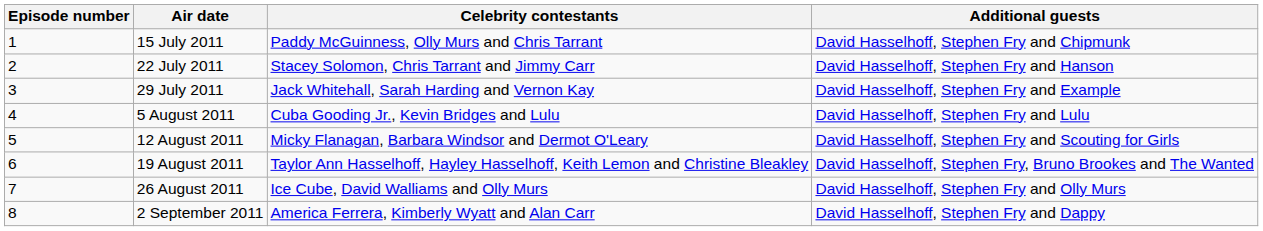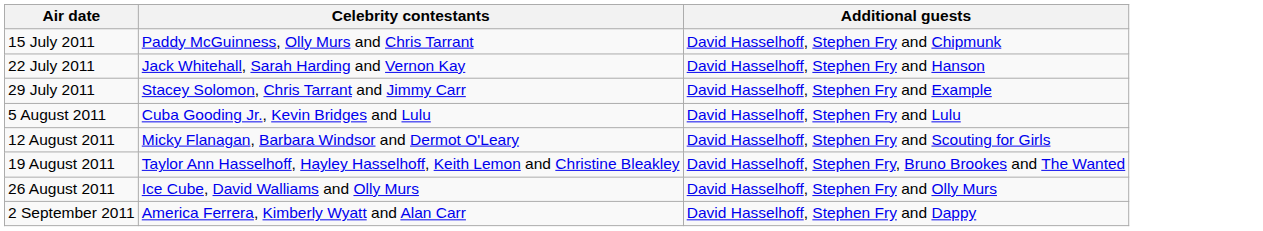- column: (69, 16)
(433, 66) Stacey Solomon, Chris Tarrant and Jimmy Carr -> (304, 66) Jack Whitehall, Sarah Harding and Vernon Kay
(432, 90) Jack Whitehall, Sarah Harding and Vernon Kay -> (304, 90) Stacey Solomon, Chris Tarrant and Jimmy Carr
